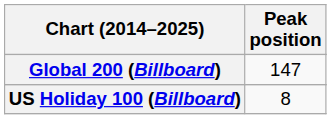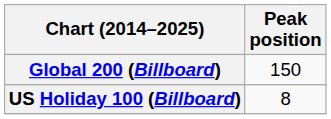(286, 69) 147 -> (286, 69) 150
